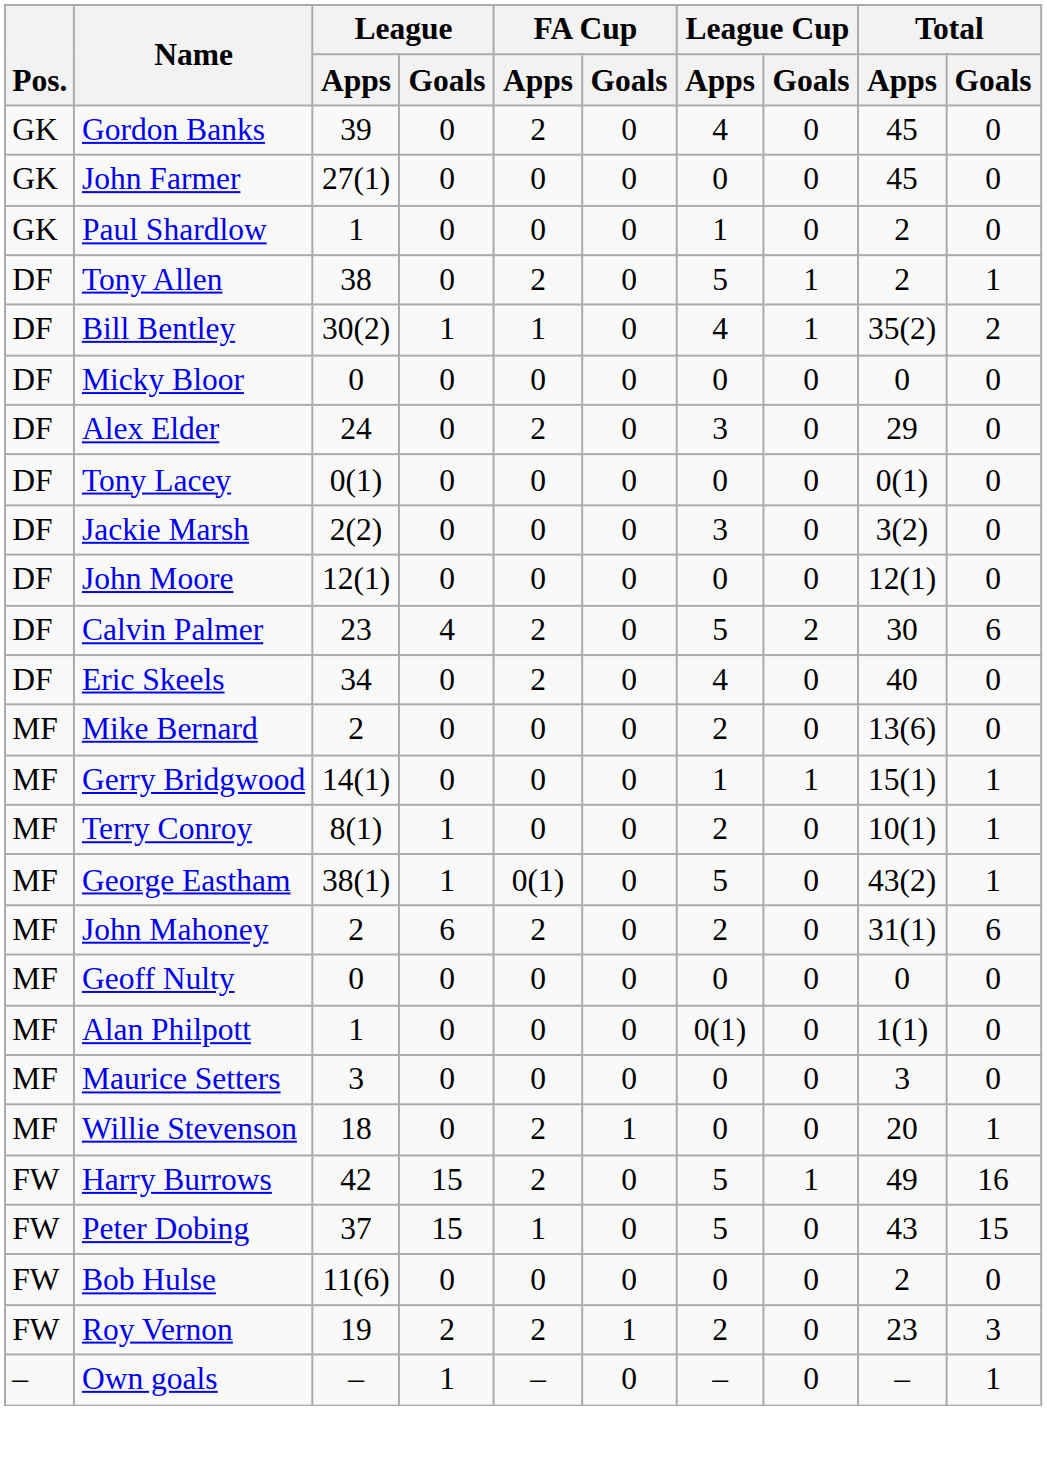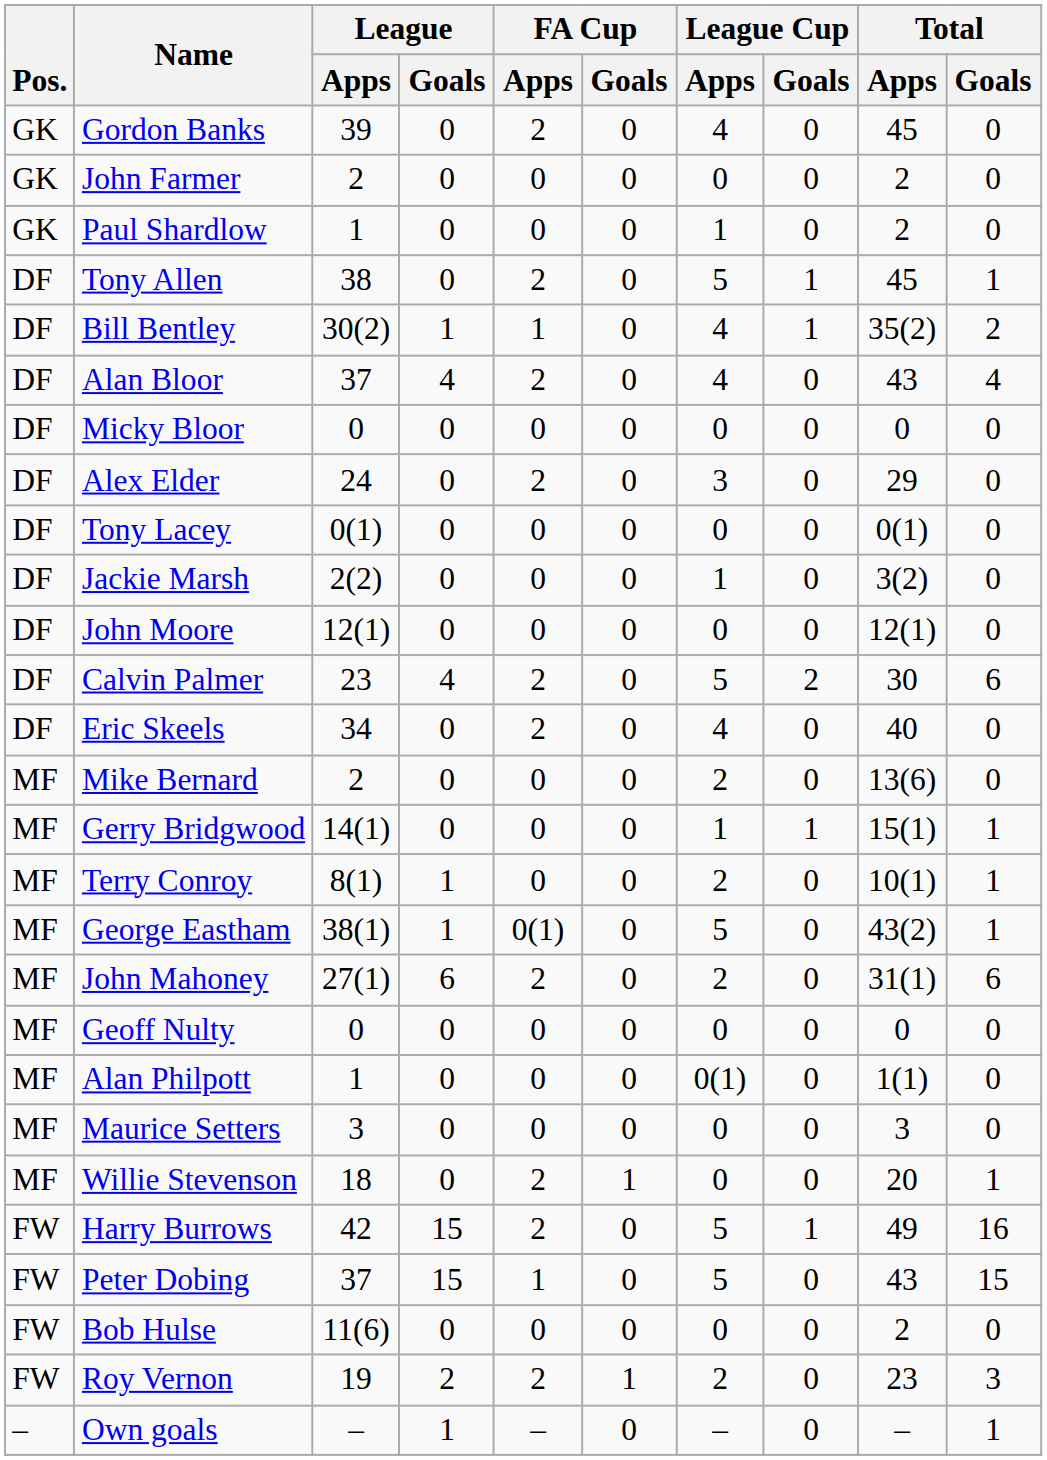(356, 179) 27(1) -> (356, 179) 2
(902, 179) 45 -> (902, 179) 2
(902, 279) 2 -> (902, 279) 45
+ row: (152, 379)
(720, 529) 3 -> (720, 579) 1
(356, 929) 2 -> (356, 979) 27(1)
